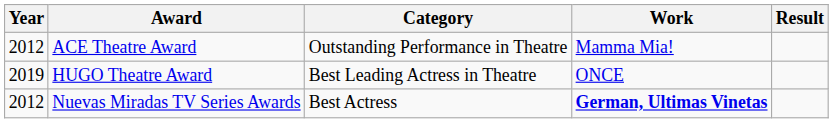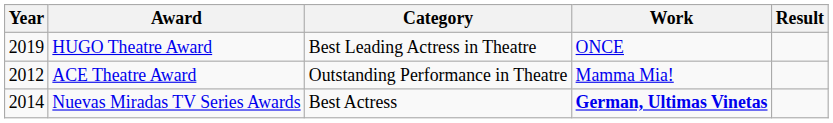rows swapped: (132, 74) <-> (124, 46)
(26, 103) 2012 -> (26, 103) 2014
